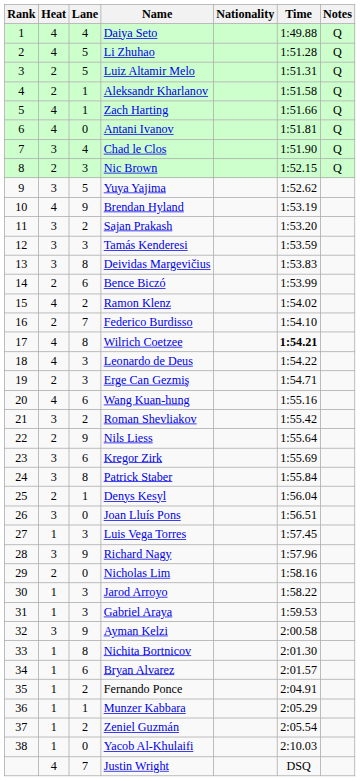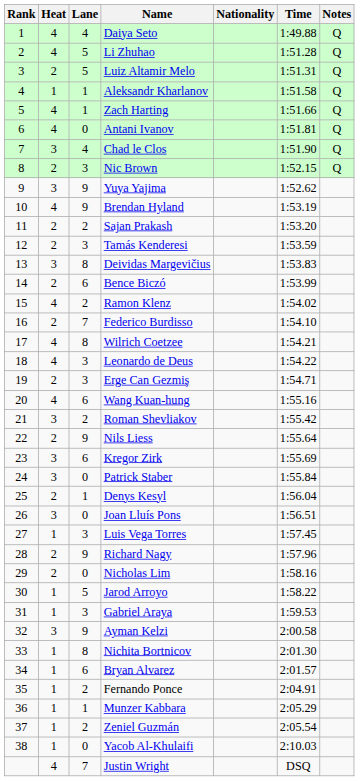(54, 91) 2 -> (54, 91) 1
(85, 187) 5 -> (85, 187) 9
(54, 226) 3 -> (54, 226) 2
(54, 245) 3 -> (54, 245) 2
(299, 341) bold -> (298, 341) normal
(85, 476) 8 -> (85, 476) 0
(54, 554) 3 -> (54, 554) 2
(85, 592) 3 -> (85, 592) 5
